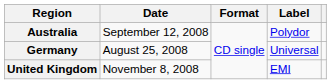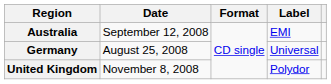(290, 32) Polydor -> (280, 32) EMI
(280, 69) EMI -> (290, 69) Polydor
